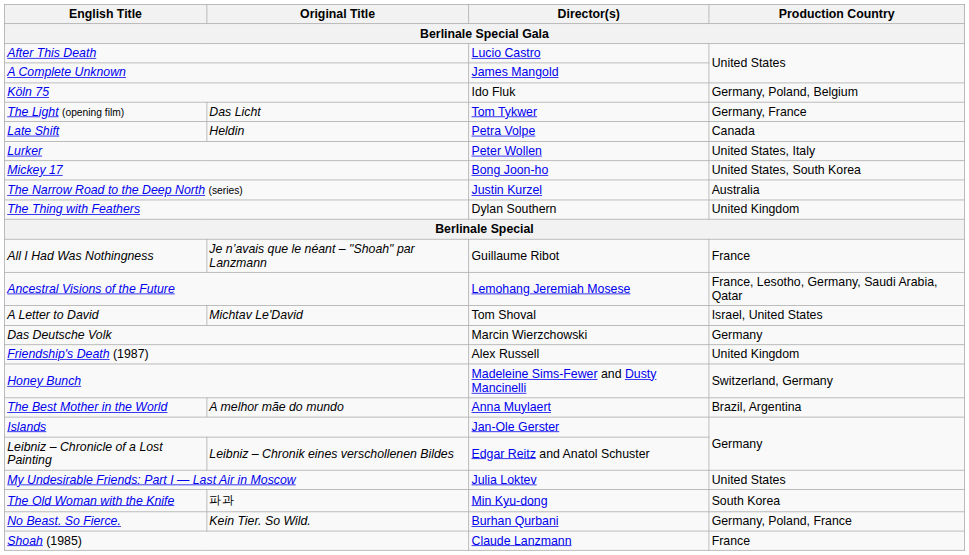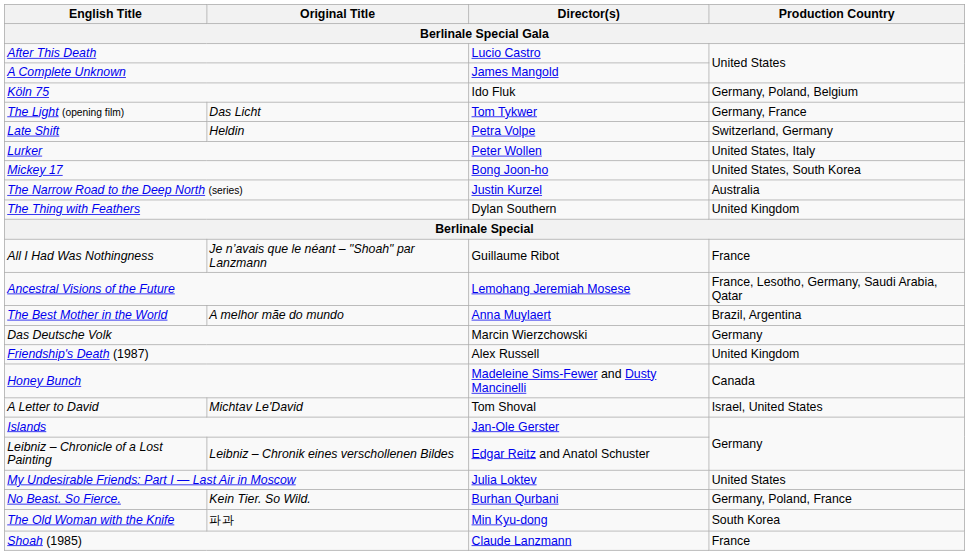(733, 131) Canada -> (772, 131) Switzerland, Germany
rows swapped: (87, 407) <-> (53, 315)
(772, 381) Switzerland, Germany -> (733, 381) Canada
rows swapped: (64, 521) <-> (91, 500)
